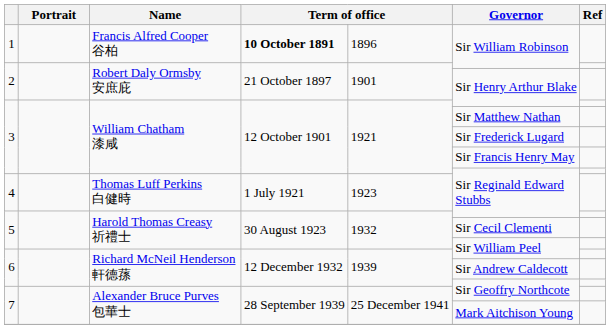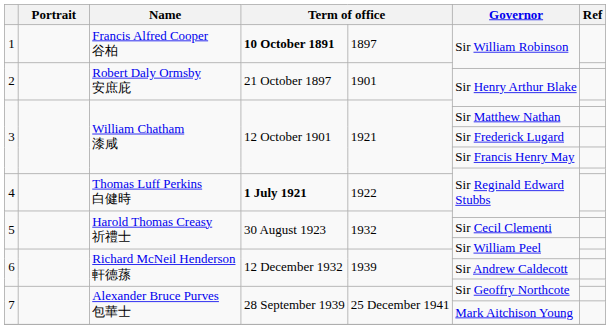(364, 43) 1896 -> (364, 43) 1897
(274, 192) normal -> (275, 192) bold
(364, 192) 1923 -> (364, 192) 1922
